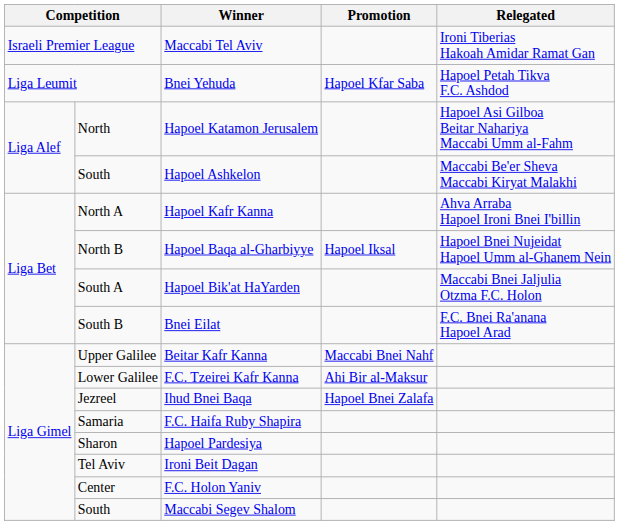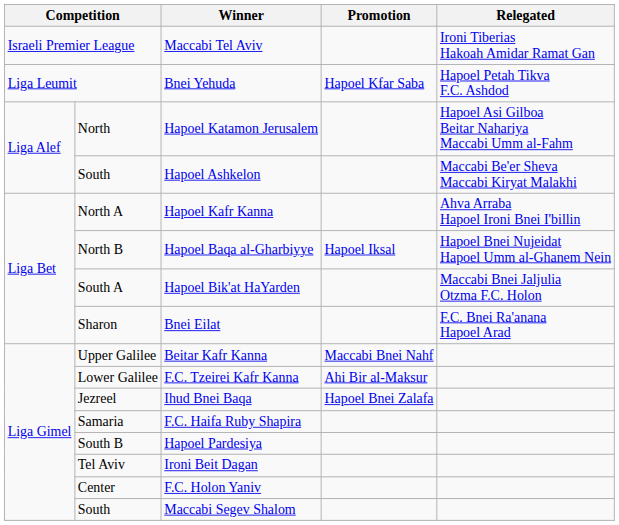(100, 325) South B -> (98, 325) Sharon
(98, 443) Sharon -> (100, 443) South B
